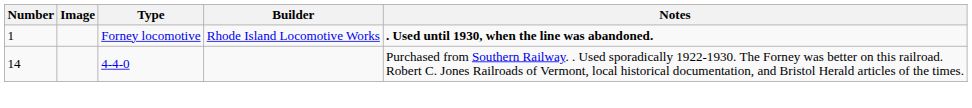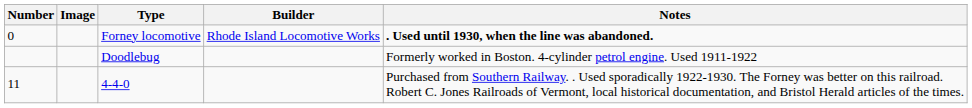(11, 35) 1 -> (11, 35) 0
+ row: (130, 56)
(14, 63) 14 -> (14, 84) 11
